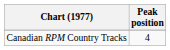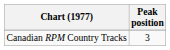(147, 38) 4 -> (147, 38) 3
